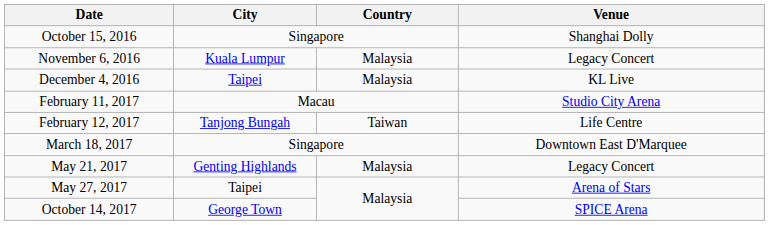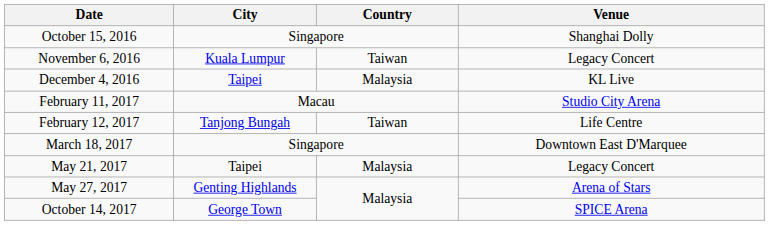(387, 58) Malaysia -> (387, 58) Taiwan
(245, 166) Genting Highlands -> (245, 166) Taipei
(245, 187) Taipei -> (245, 187) Genting Highlands
